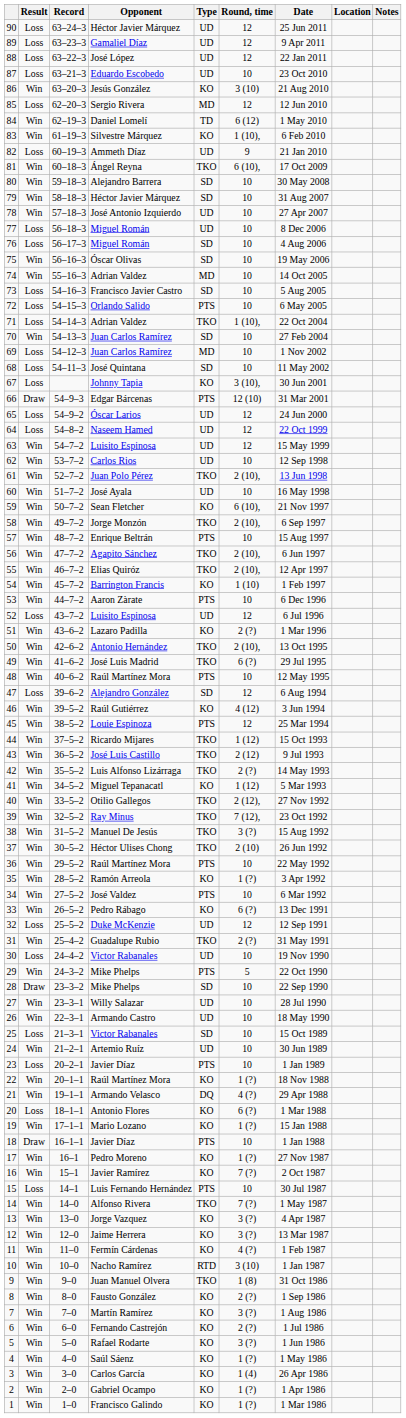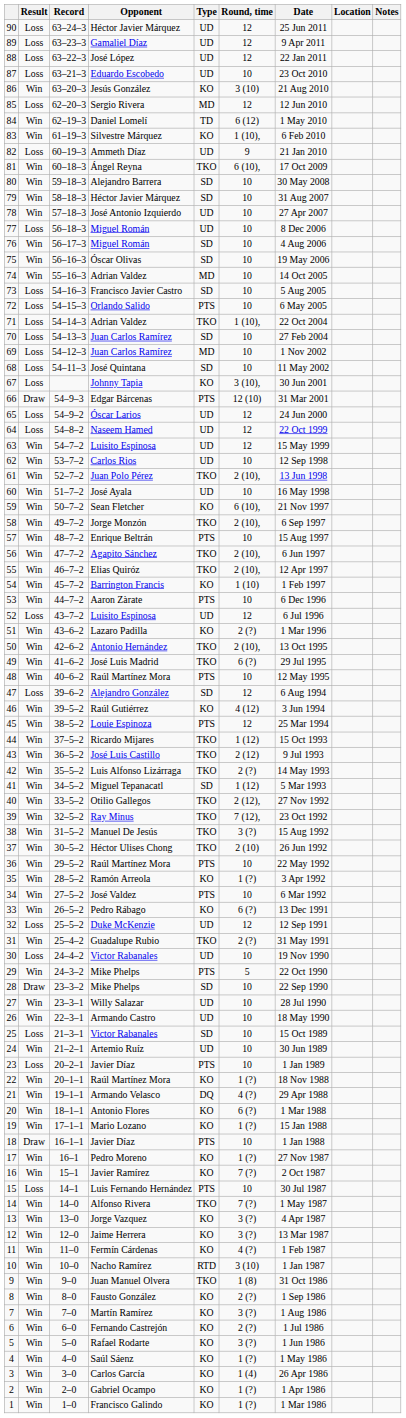(34, 244) Loss -> (34, 244) Win
(34, 337) Win -> (34, 337) Loss
(207, 786) KO -> (207, 786) SD
(34, 1111) Loss -> (34, 1111) Win
